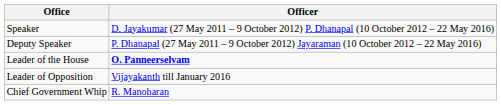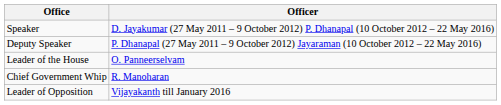(151, 60) bold -> (148, 60) normal
rows swapped: (50, 76) <-> (57, 92)
